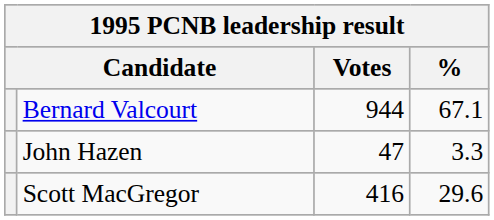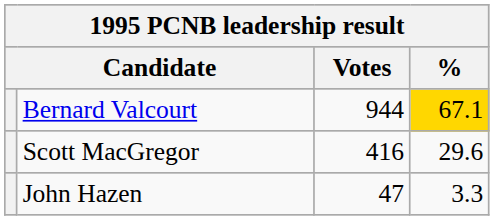(461, 109) no background -> (461, 109) gold background
rows swapped: (111, 194) <-> (83, 152)
